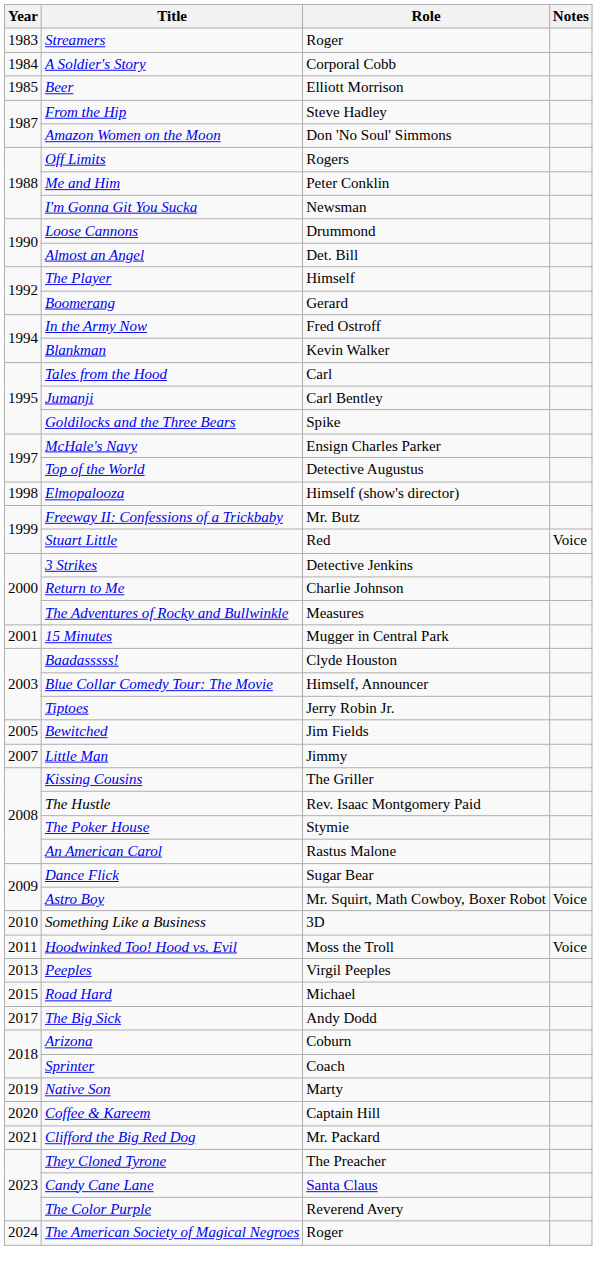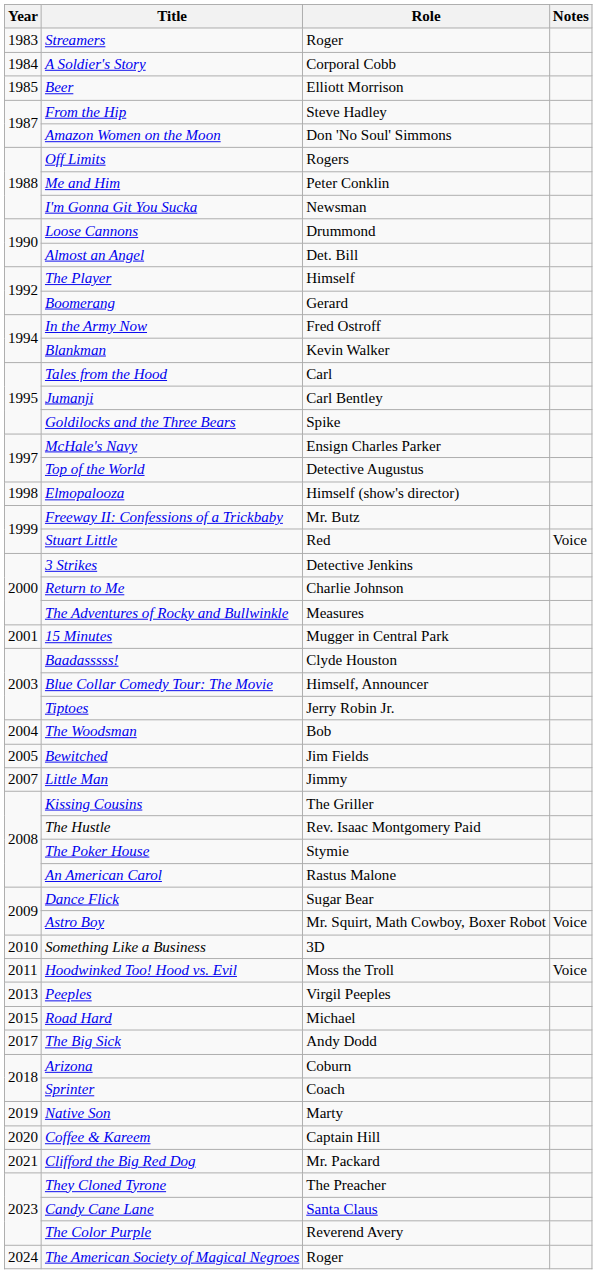+ row: (91, 732)
